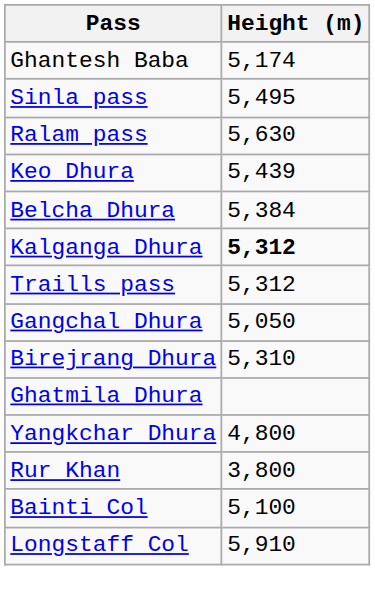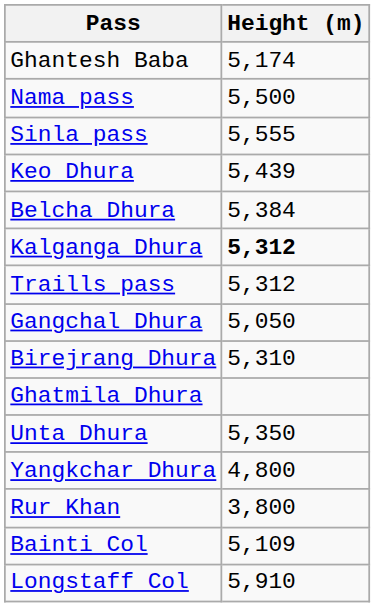+ row: (72, 98)
(262, 98) 5,495 -> (262, 135) 5,555
- row: (79, 135)
+ row: (79, 434)
(262, 508) 5,100 -> (262, 546) 5,109
